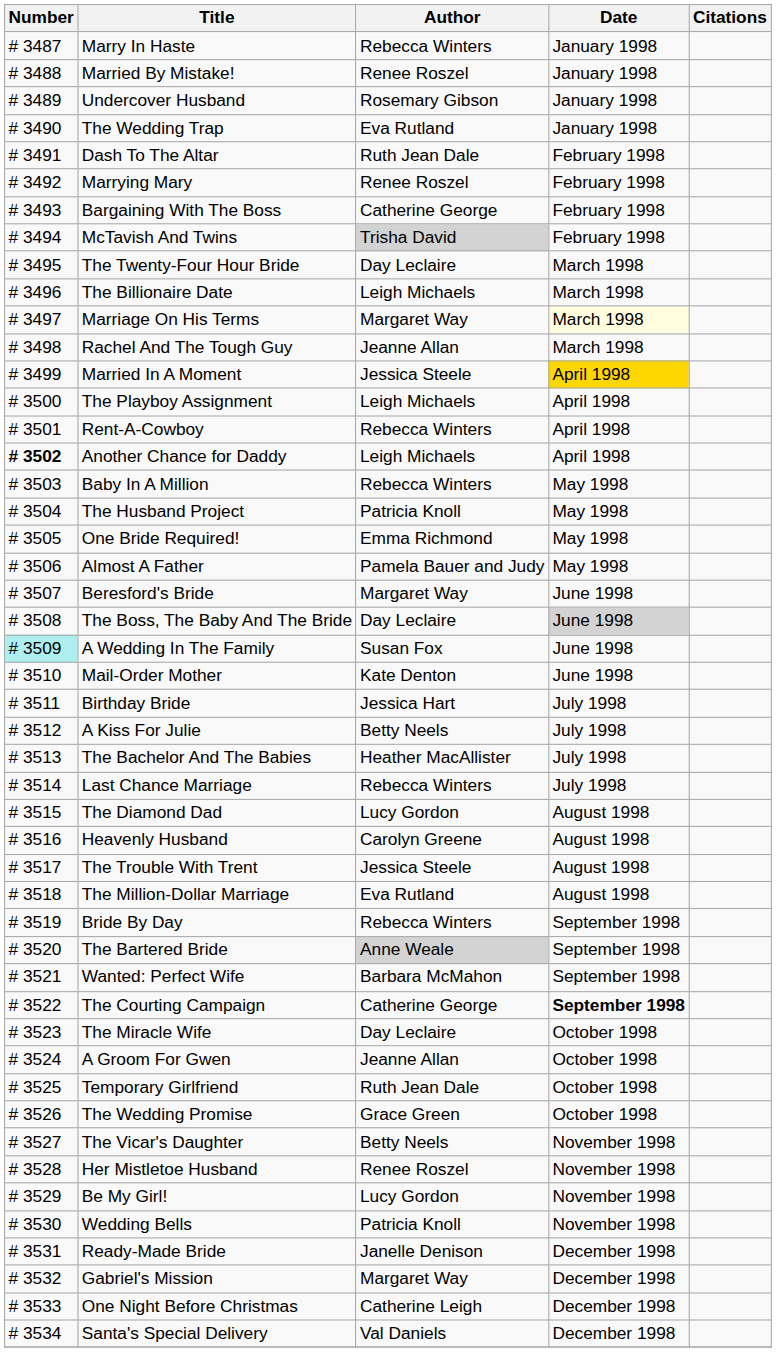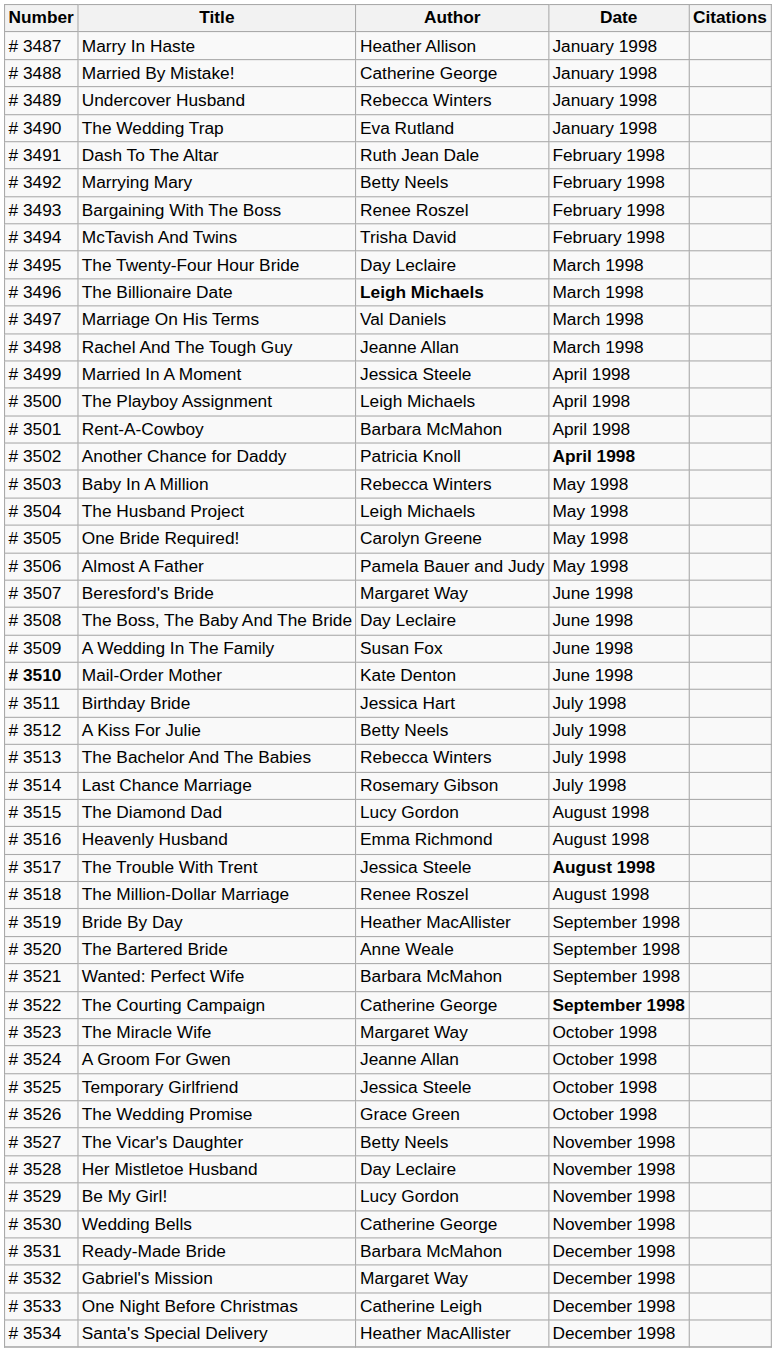(426, 45) Rebecca Winters -> (418, 45) Heather Allison
(414, 73) Renee Roszel -> (429, 73) Catherine George
(429, 100) Rosemary Gibson -> (426, 100) Rebecca Winters
(414, 182) Renee Roszel -> (404, 182) Betty Neels
(429, 210) Catherine George -> (414, 210) Renee Roszel
(408, 237) lightgrey background -> (408, 237) no background
(418, 292) normal -> (422, 292) bold
(414, 319) Margaret Way -> (403, 319) Val Daniels
(598, 319) lightyellow background -> (598, 319) no background
(591, 374) gold background -> (591, 374) no background
(426, 429) Rebecca Winters -> (431, 429) Barbara McMahon
(35, 456) bold -> (35, 456) normal
(418, 456) Leigh Michaels -> (410, 456) Patricia Knoll
(591, 456) normal -> (594, 456) bold
(410, 511) Patricia Knoll -> (418, 511) Leigh Michaels
(426, 538) Emma Richmond -> (421, 538) Carolyn Greene
(593, 621) lightgrey background -> (593, 621) no background
(35, 648) paleturquoise background -> (35, 648) no background
(35, 675) normal -> (35, 675) bold
(435, 758) Heather MacAllister -> (426, 758) Rebecca Winters
(426, 785) Rebecca Winters -> (429, 785) Rosemary Gibson
(421, 840) Carolyn Greene -> (426, 840) Emma Richmond
(601, 867) normal -> (604, 867) bold
(407, 895) Eva Rutland -> (414, 895) Renee Roszel
(426, 922) Rebecca Winters -> (435, 922) Heather MacAllister
(407, 949) lightgrey background -> (407, 949) no background
(408, 1032) Day Leclaire -> (414, 1032) Margaret Way
(420, 1086) Ruth Jean Dale -> (416, 1086) Jessica Steele
(414, 1169) Renee Roszel -> (408, 1169) Day Leclaire
(410, 1224) Patricia Knoll -> (429, 1224) Catherine George
(421, 1251) Janelle Denison -> (431, 1251) Barbara McMahon
(403, 1333) Val Daniels -> (435, 1333) Heather MacAllister
